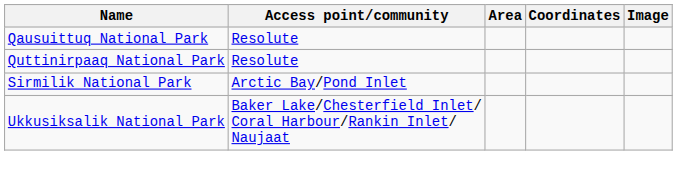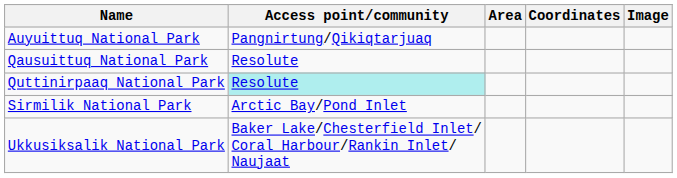+ row: (104, 39)
(265, 61) no background -> (265, 84) paleturquoise background
